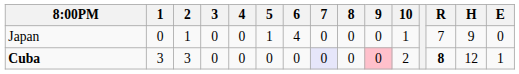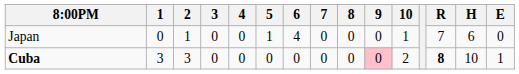(471, 36) 9 -> (471, 36) 6
(324, 58) lavender background -> (324, 58) no background
(471, 58) 12 -> (471, 58) 10
